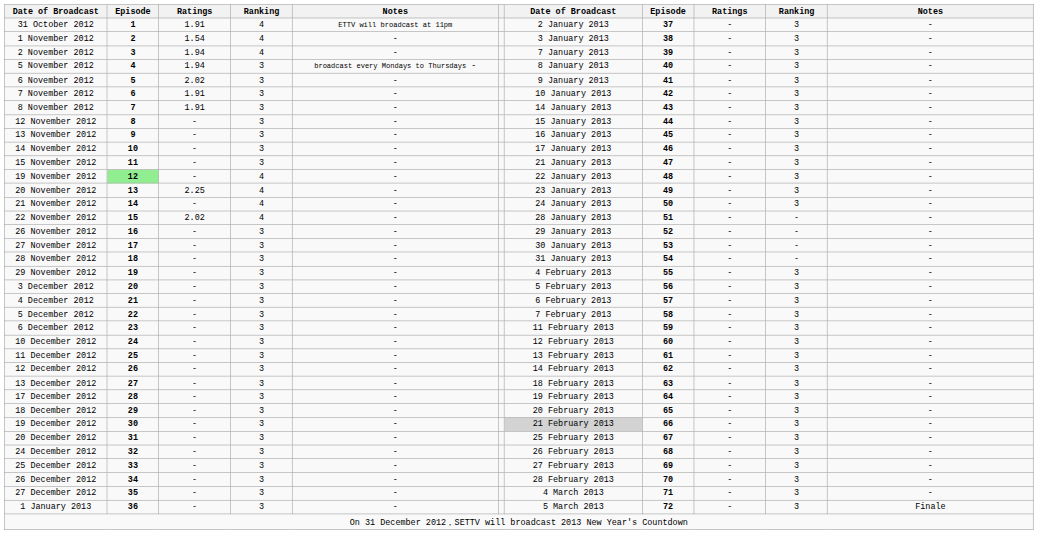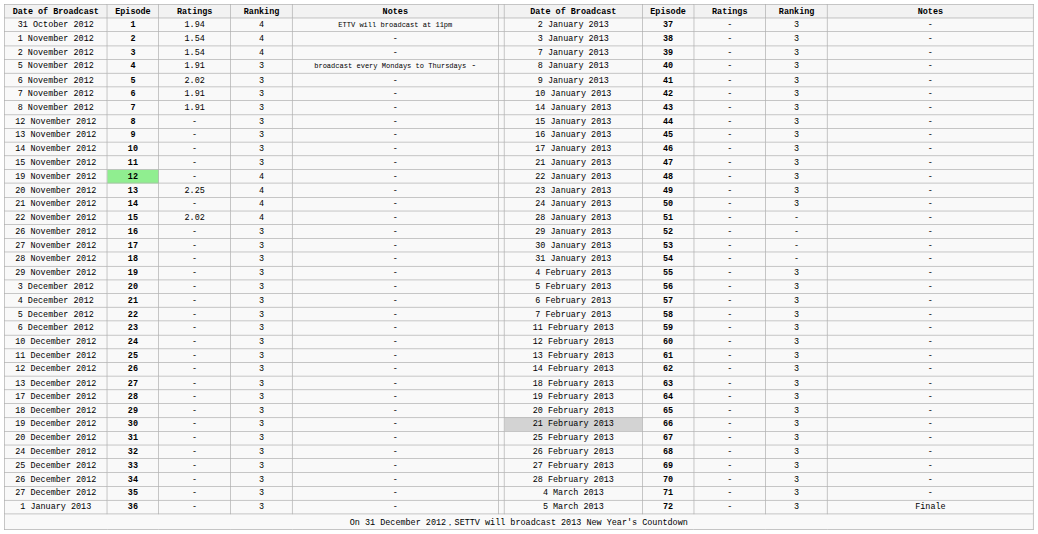(195, 25) 1.91 -> (195, 25) 1.94
(195, 53) 1.94 -> (195, 53) 1.54
(195, 66) 1.94 -> (195, 66) 1.91
